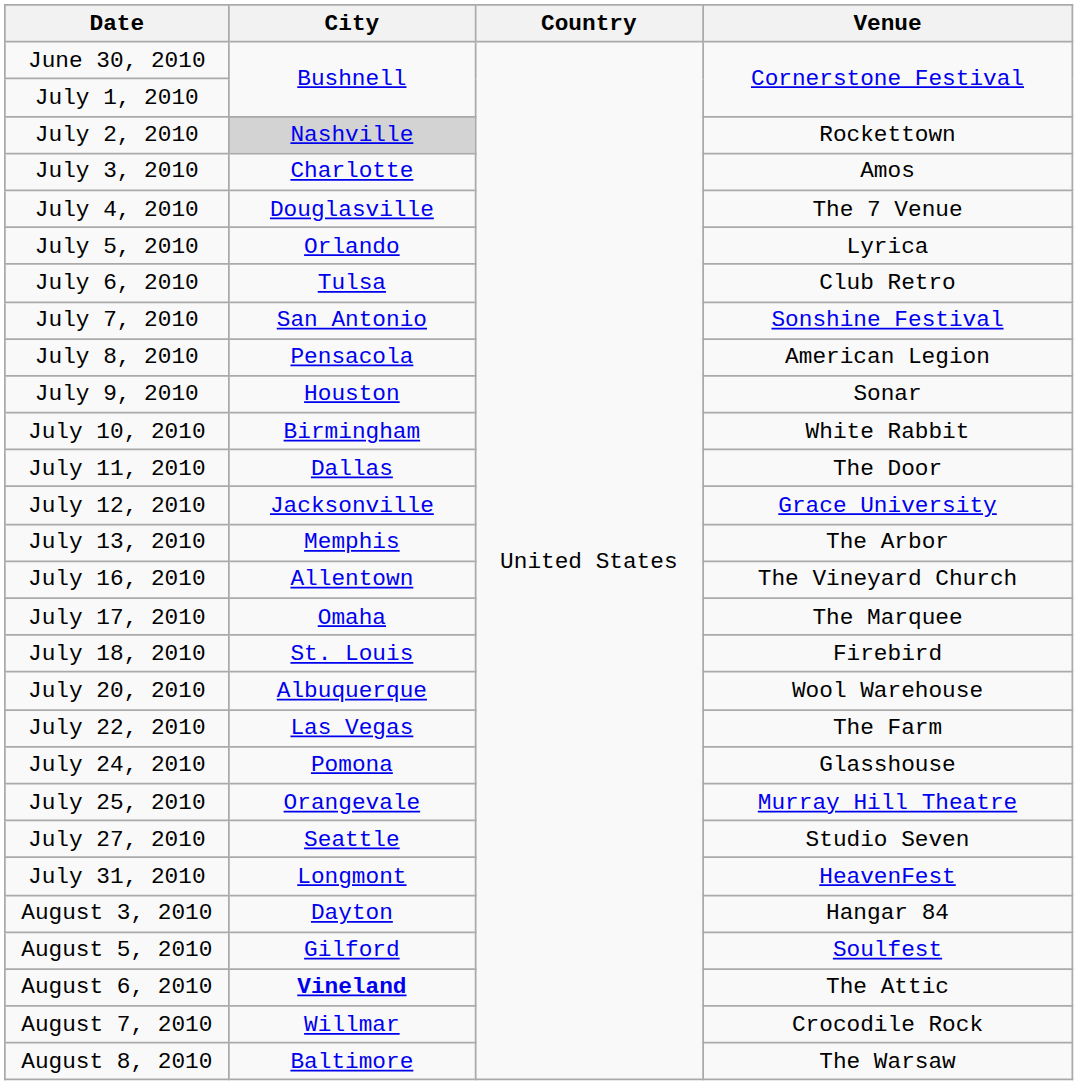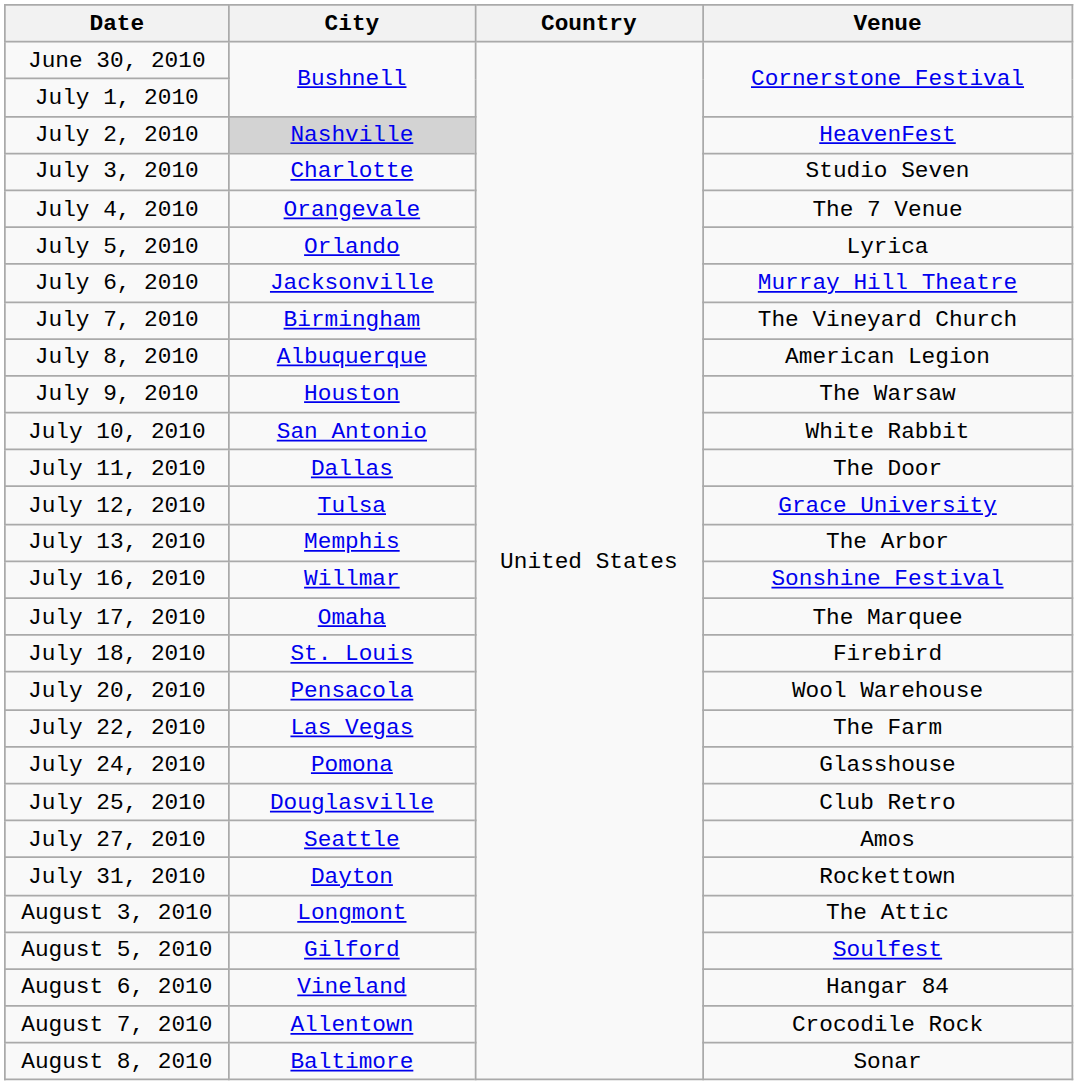(888, 135) Rockettown -> (888, 135) HeavenFest
(888, 172) Amos -> (888, 172) Studio Seven
(352, 209) Douglasville -> (352, 209) Orangevale
(352, 283) Tulsa -> (352, 283) Jacksonville
(888, 283) Club Retro -> (888, 283) Murray Hill Theatre
(352, 320) San Antonio -> (352, 320) Birmingham
(888, 320) Sonshine Festival -> (888, 320) The Vineyard Church
(352, 357) Pensacola -> (352, 357) Albuquerque
(888, 394) Sonar -> (888, 394) The Warsaw
(352, 431) Birmingham -> (352, 431) San Antonio
(352, 505) Jacksonville -> (352, 505) Tulsa
(352, 580) Allentown -> (352, 580) Willmar
(888, 580) The Vineyard Church -> (888, 580) Sonshine Festival
(352, 691) Albuquerque -> (352, 691) Pensacola
(352, 802) Orangevale -> (352, 802) Douglasville
(888, 802) Murray Hill Theatre -> (888, 802) Club Retro
(888, 839) Studio Seven -> (888, 839) Amos
(352, 876) Longmont -> (352, 876) Dayton
(888, 876) HeavenFest -> (888, 876) Rockettown
(352, 913) Dayton -> (352, 913) Longmont
(888, 913) Hangar 84 -> (888, 913) The Attic
(352, 987) bold -> (352, 987) normal
(888, 987) The Attic -> (888, 987) Hangar 84
(352, 1025) Willmar -> (352, 1025) Allentown
(888, 1062) The Warsaw -> (888, 1062) Sonar
